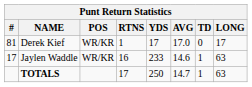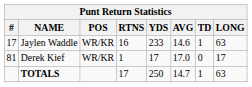rows swapped: (49, 58) <-> (43, 43)
